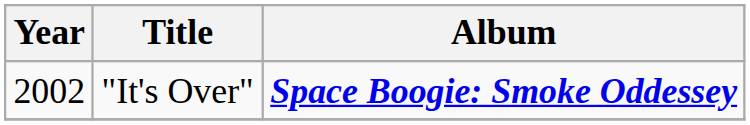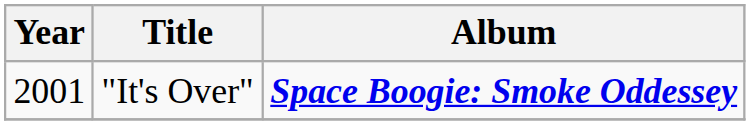(49, 89) 2002 -> (49, 89) 2001
